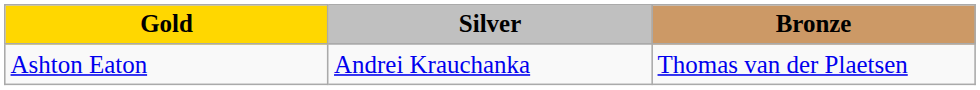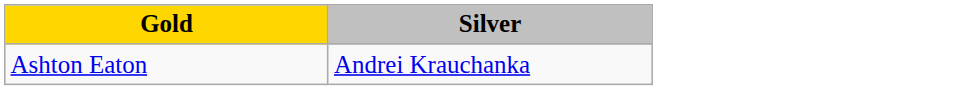- column: (814, 24)
